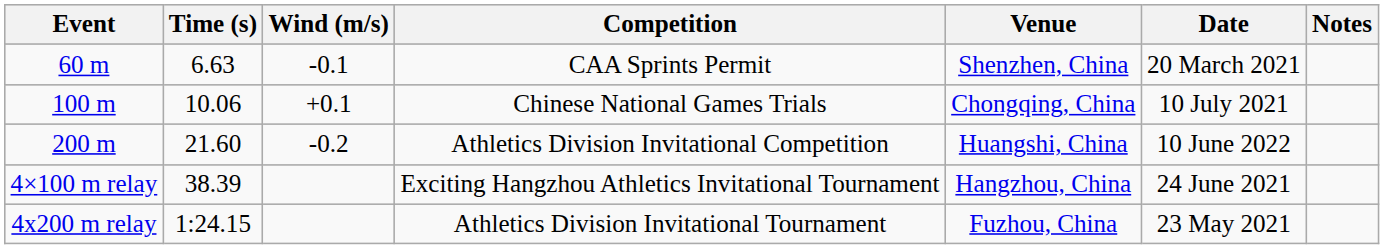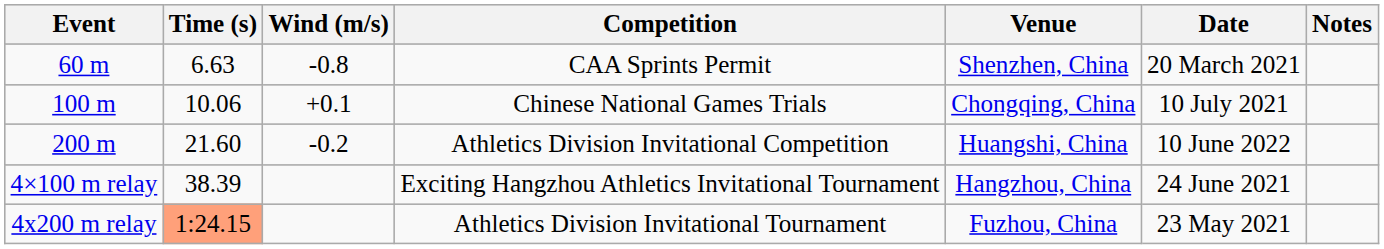(329, 64) -0.1 -> (329, 64) -0.8
(213, 223) no background -> (213, 223) lightsalmon background
